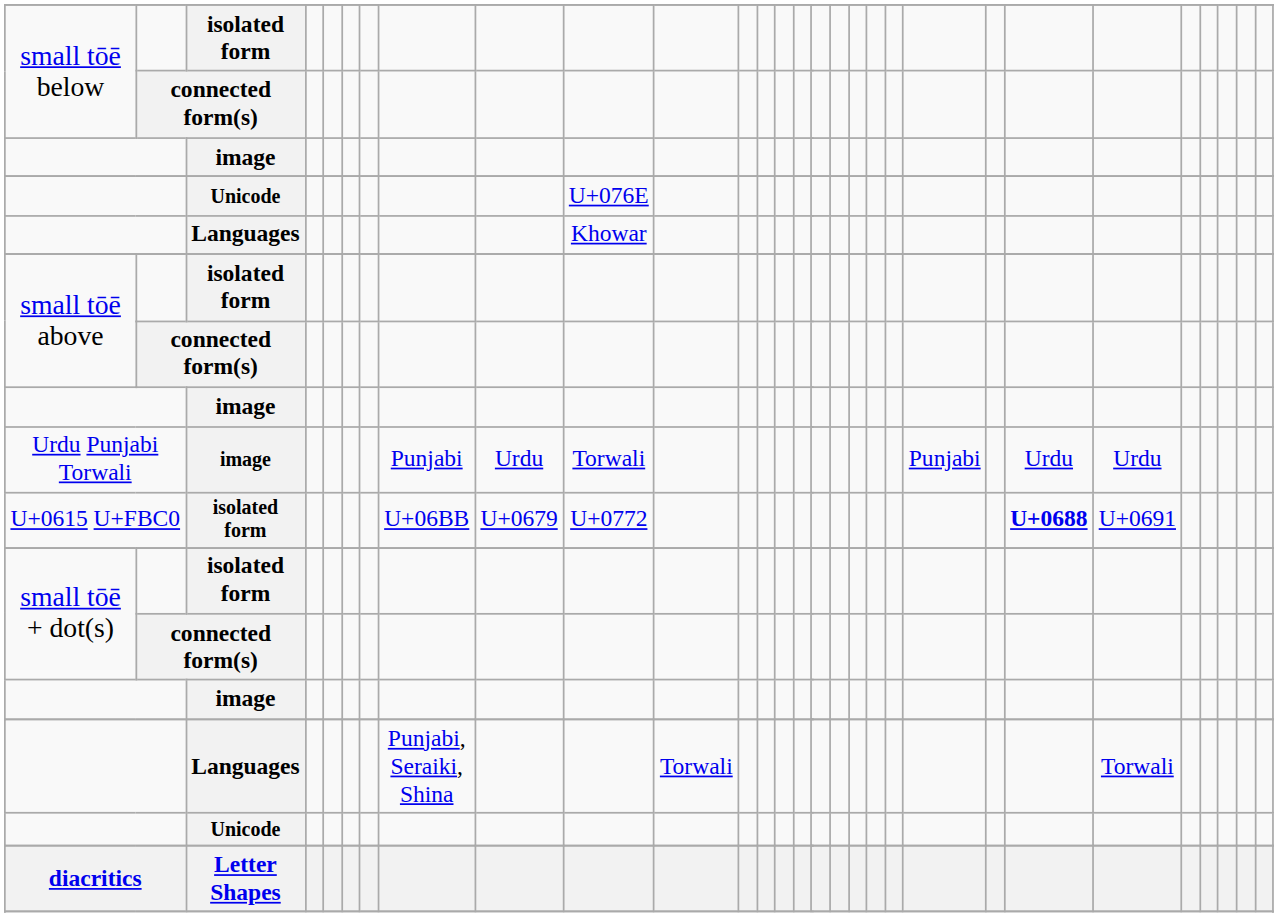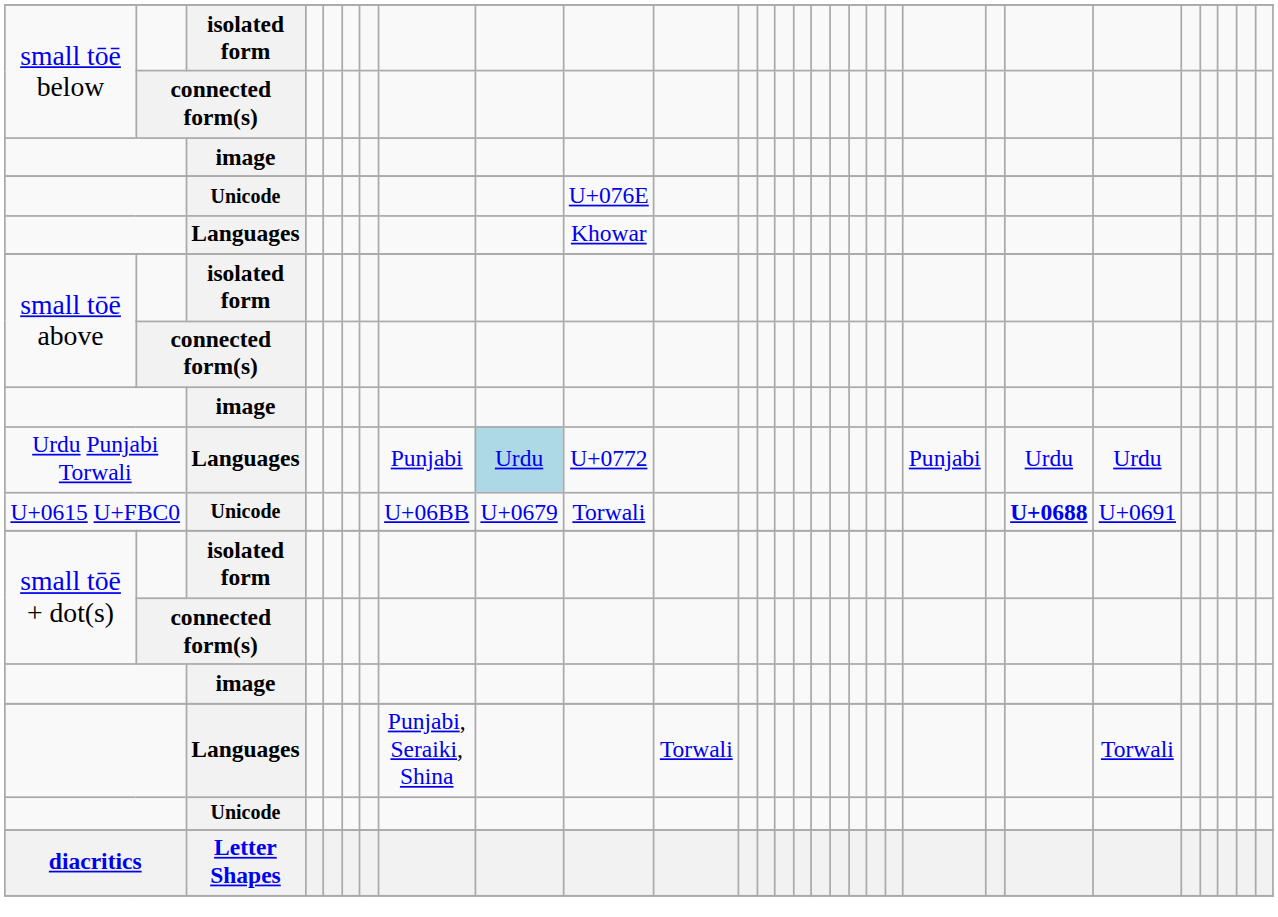(245, 459) image -> (245, 459) Languages
(519, 459) no background -> (519, 459) lightblue background
(609, 459) Torwali -> (609, 459) U+0772
(245, 520) isolated form -> (245, 512) Unicode
(609, 519) U+0772 -> (609, 511) Torwali
